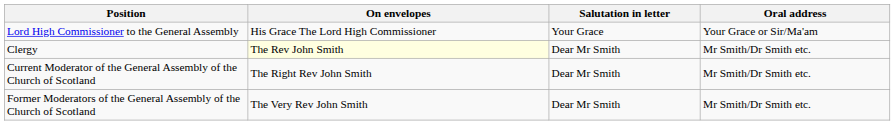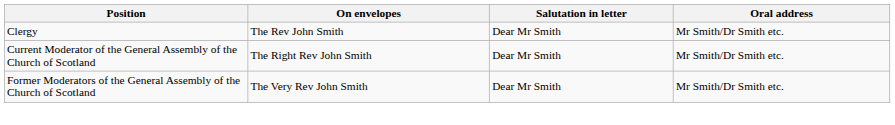- row: (123, 31)
(297, 49) lightyellow background -> (297, 31) no background
